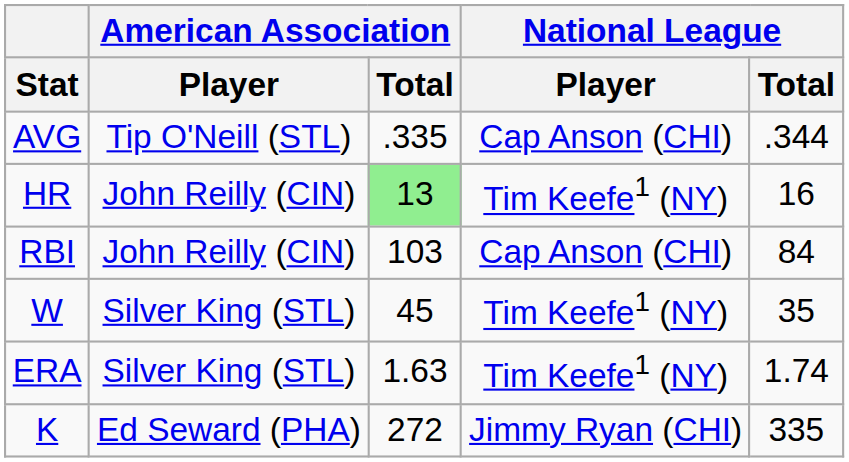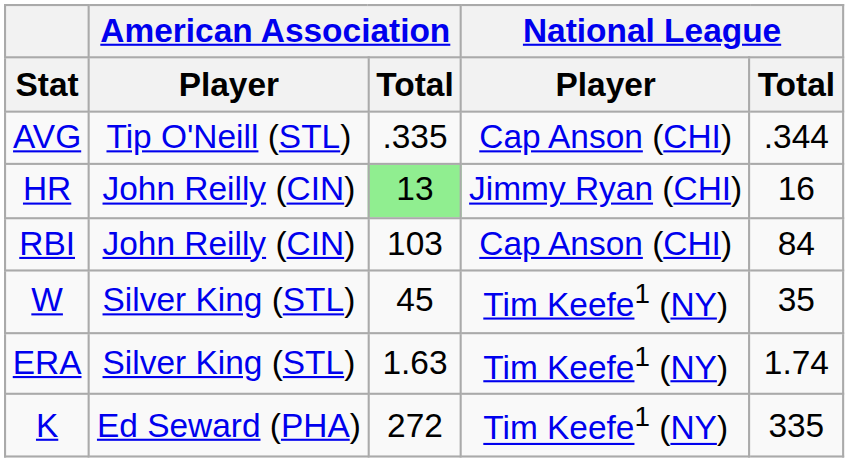(606, 194) Tim Keefe1 (NY) -> (606, 190) Jimmy Ryan (CHI)
(606, 429) Jimmy Ryan (CHI) -> (606, 424) Tim Keefe1 (NY)
